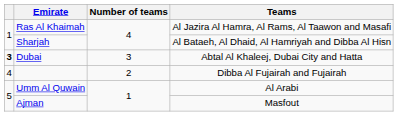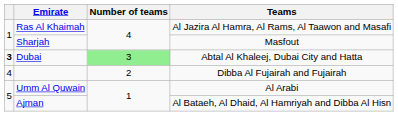(282, 42) Al Bataeh, Al Dhaid, Al Hamriyah and Dibba Al Hisn -> (282, 42) Masfout
(129, 57) no background -> (129, 57) lightgreen background
(282, 103) Masfout -> (282, 103) Al Bataeh, Al Dhaid, Al Hamriyah and Dibba Al Hisn
